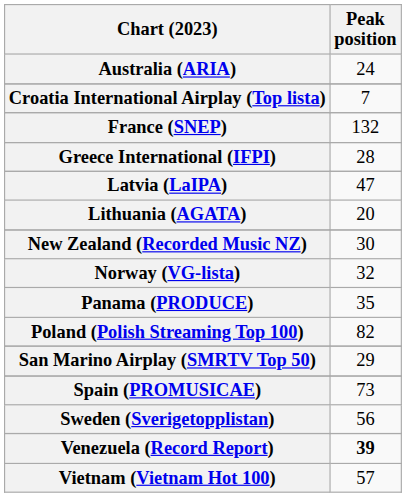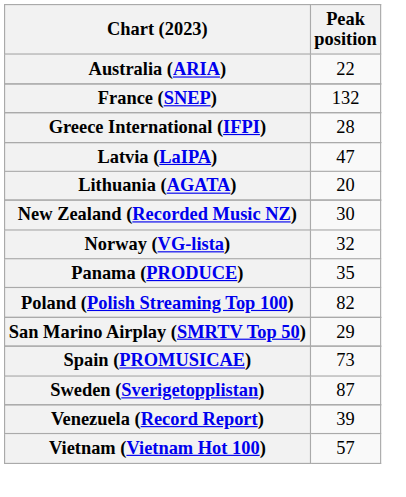(365, 68) 24 -> (346, 68) 22
- row: (167, 98)
(365, 419) 56 -> (346, 389) 87
(365, 448) bold -> (346, 419) normal
